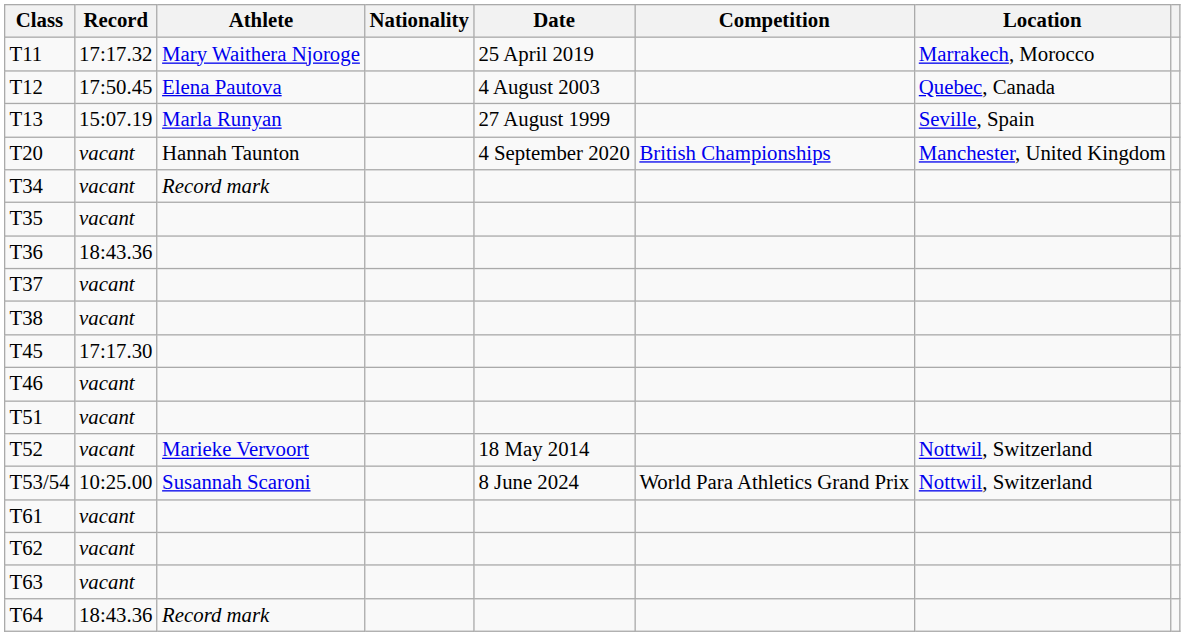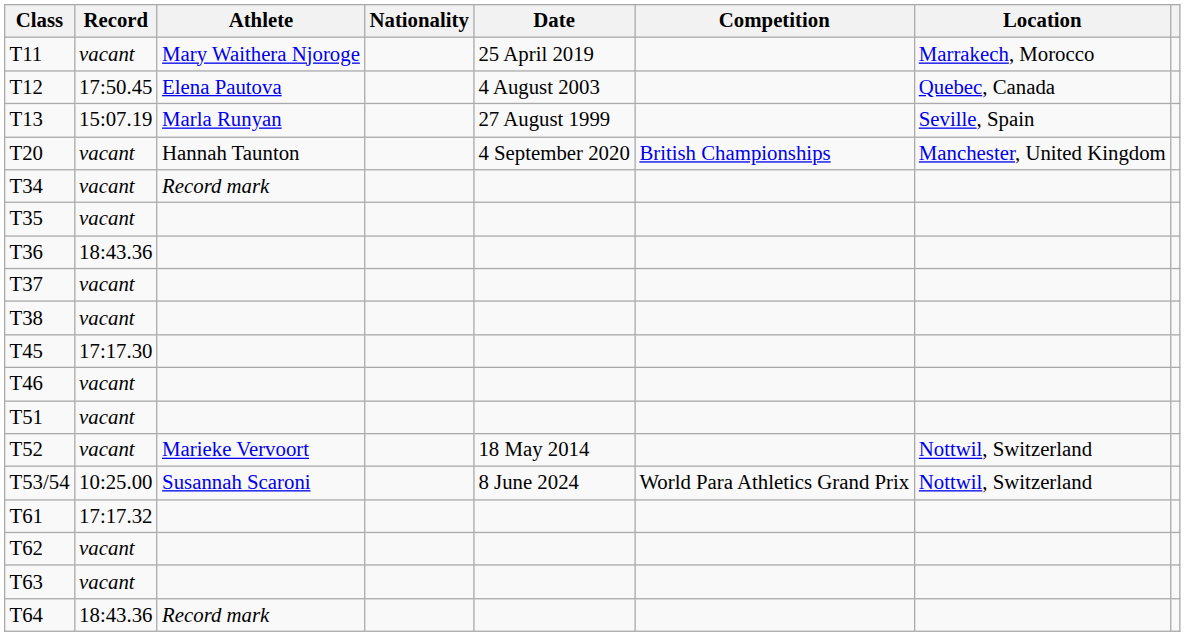(116, 53) 17:17.32 -> (107, 53) vacant
(107, 515) vacant -> (116, 515) 17:17.32
